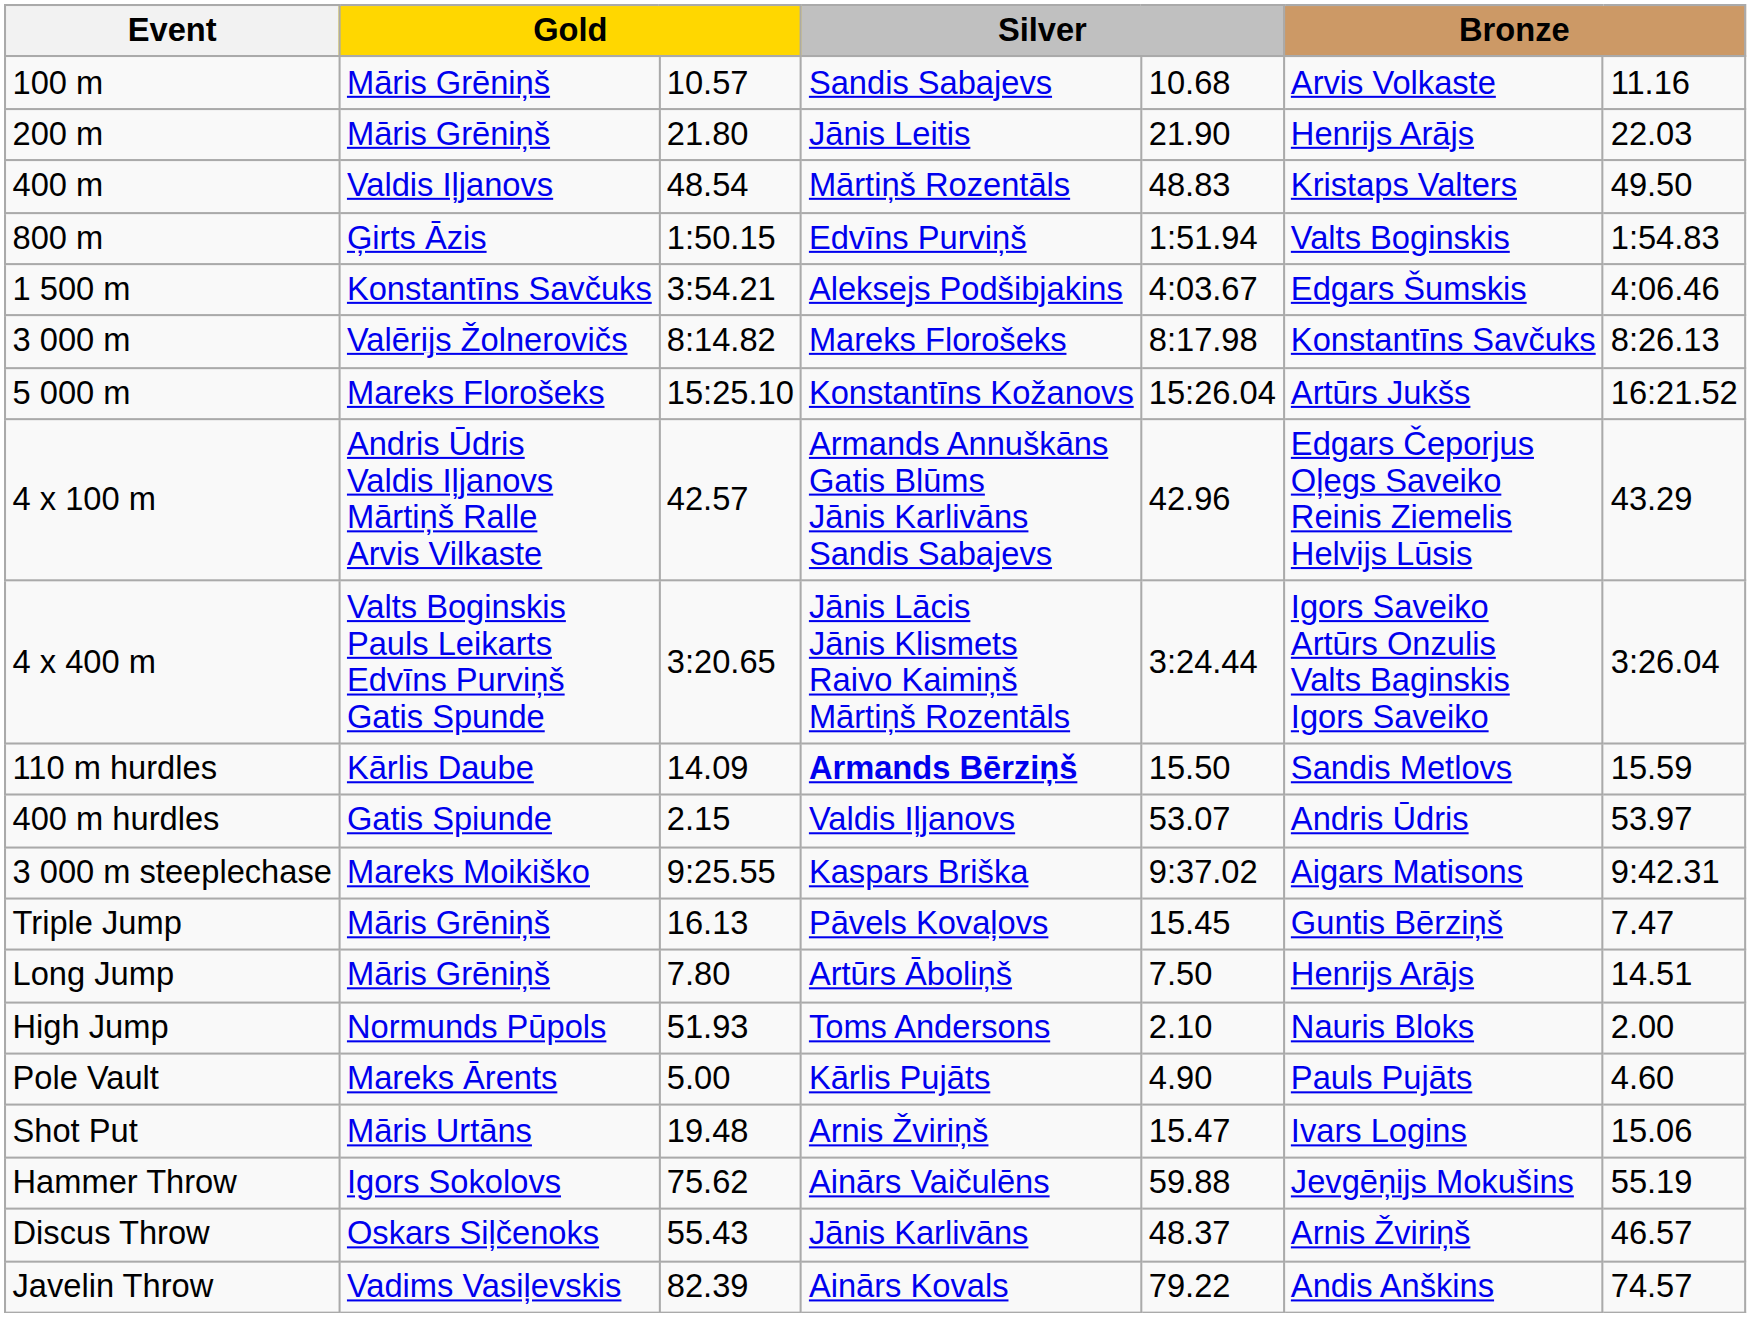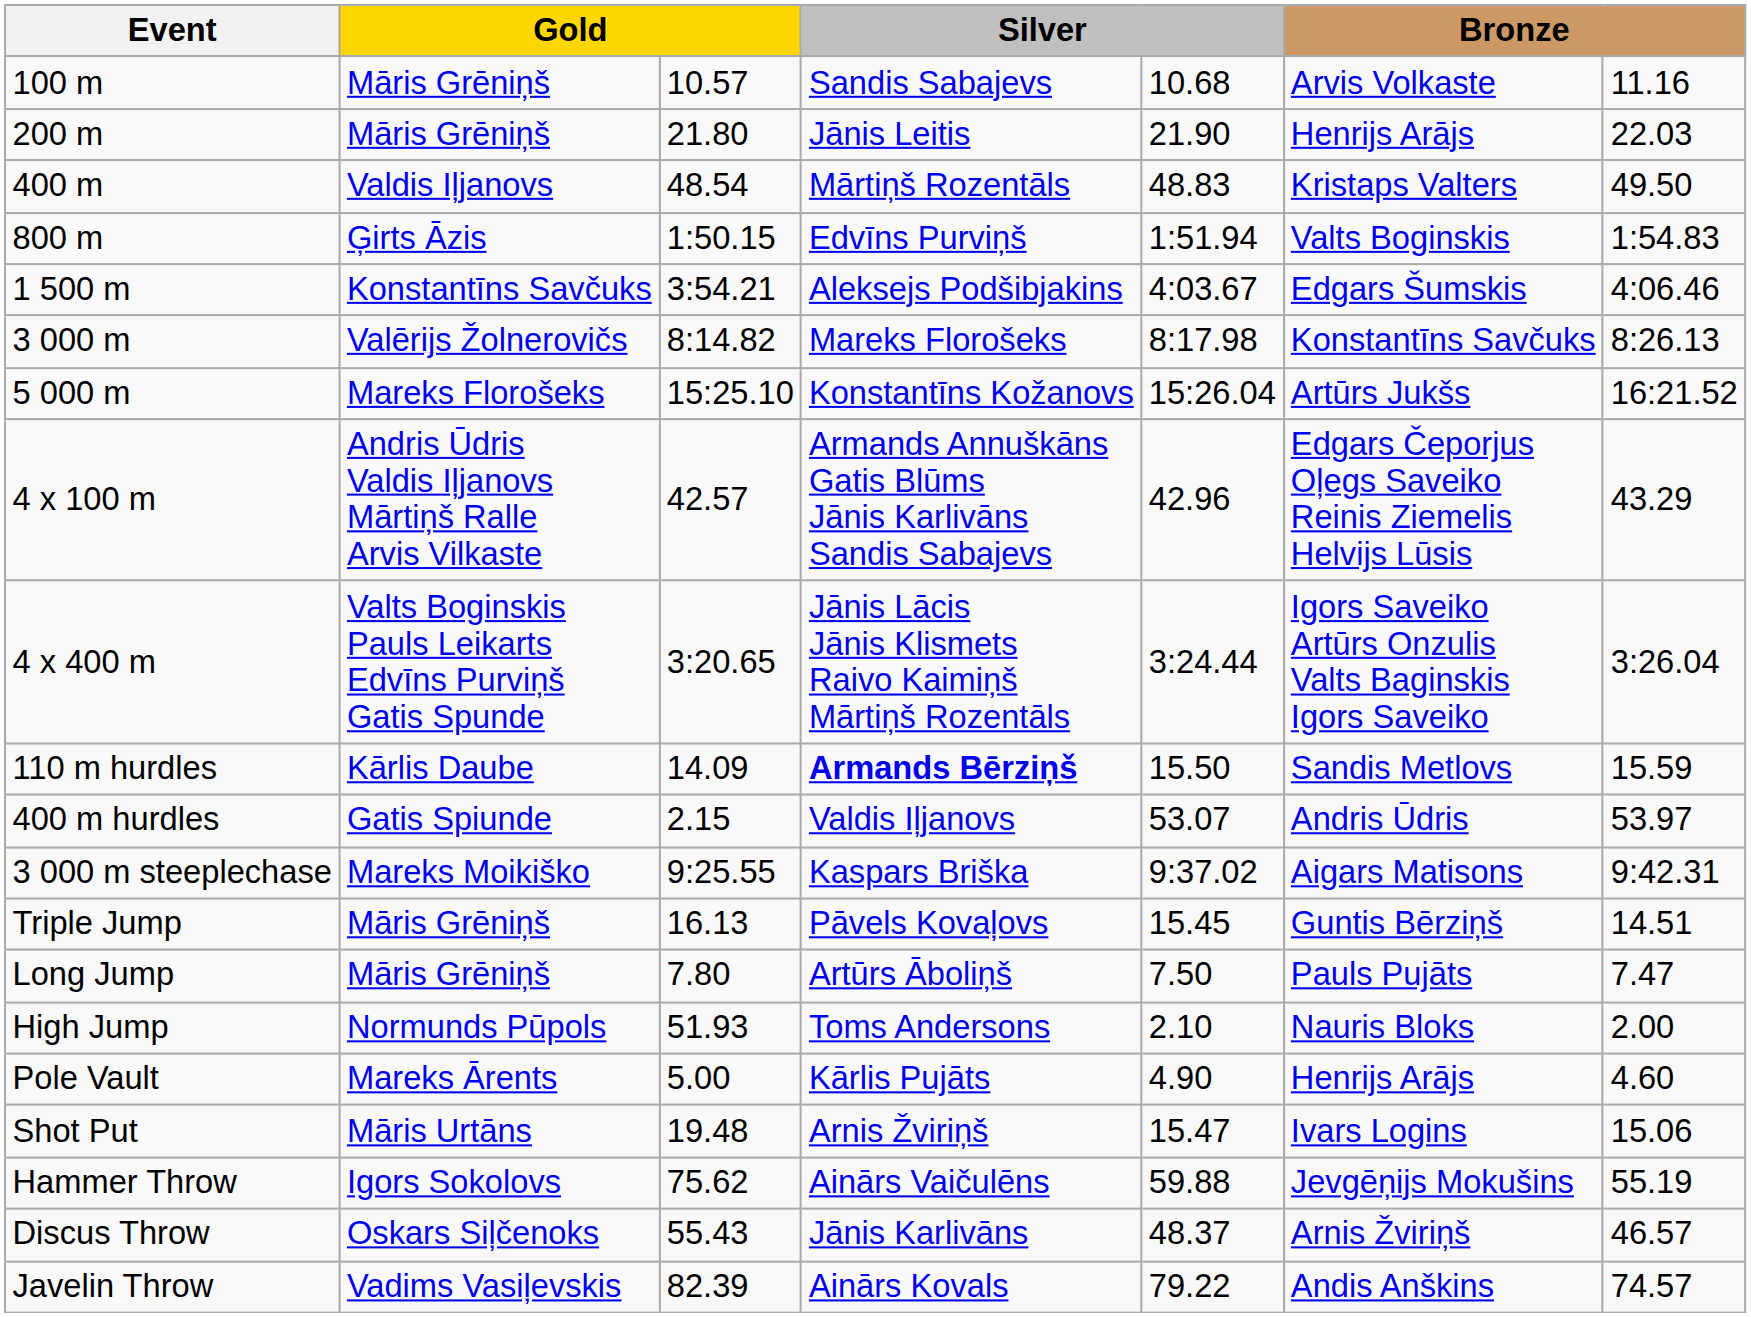(1642, 923) 7.47 -> (1652, 923) 14.51
(1382, 975) Henrijs Arājs -> (1382, 975) Pauls Pujāts
(1652, 975) 14.51 -> (1642, 975) 7.47
(1382, 1078) Pauls Pujāts -> (1382, 1078) Henrijs Arājs
